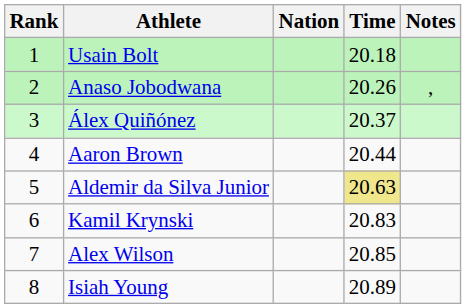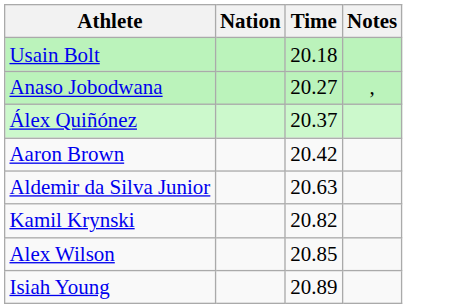- column: (34, 21)
(372, 87) 20.26 -> (314, 87) 20.27
(372, 154) 20.44 -> (314, 154) 20.42
(372, 187) khaki background -> (314, 187) no background
(372, 220) 20.83 -> (314, 220) 20.82
